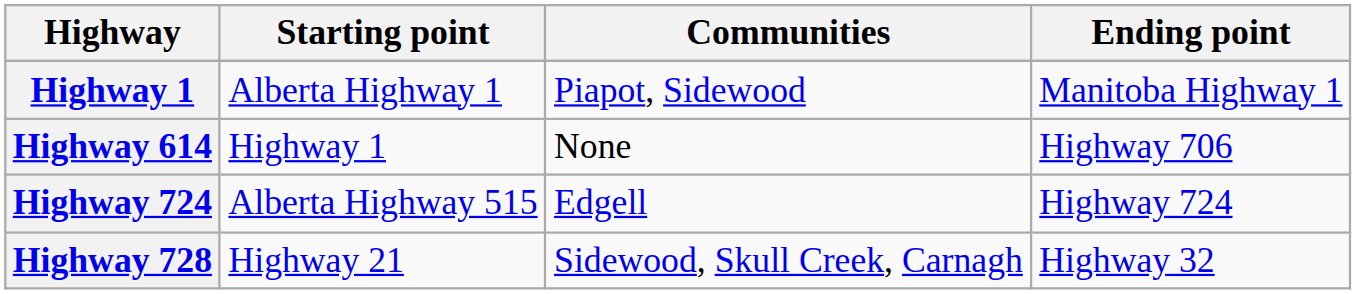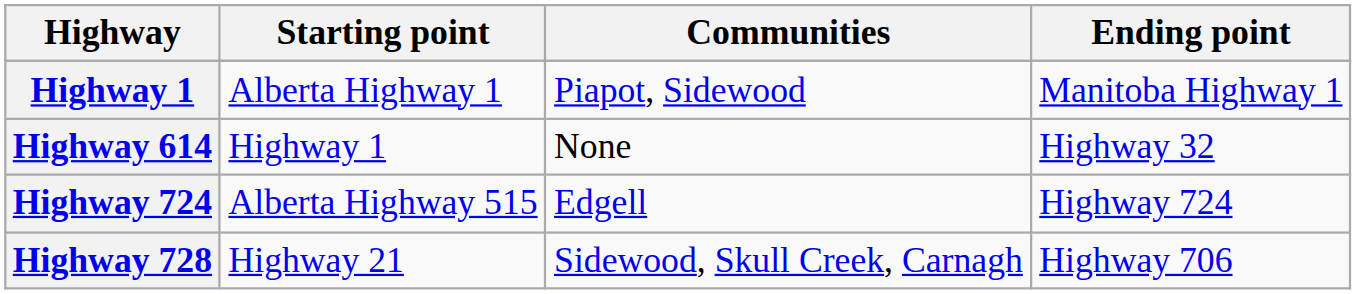(1136, 145) Highway 706 -> (1127, 145) Highway 32
(1127, 259) Highway 32 -> (1136, 259) Highway 706
